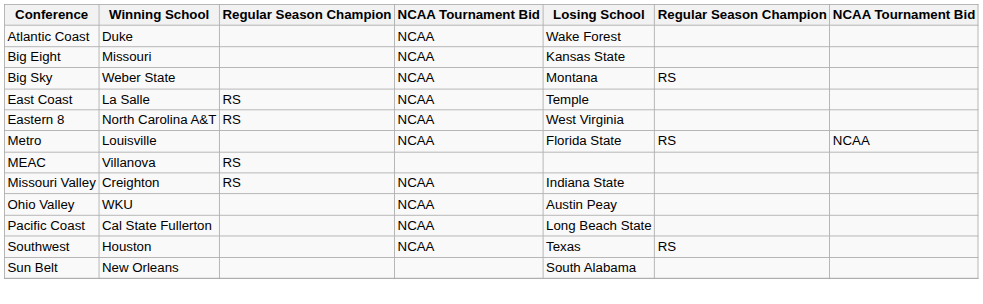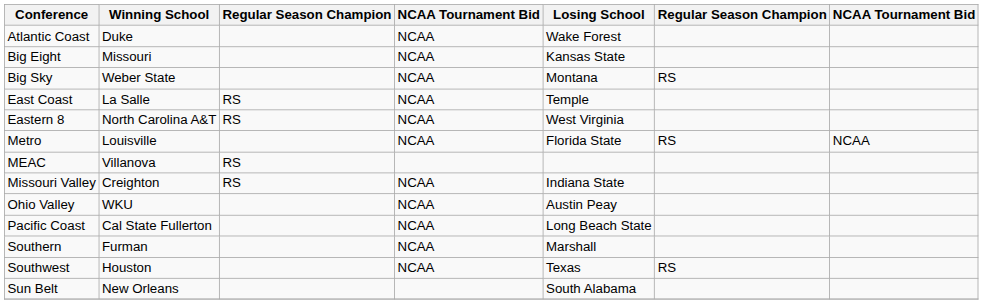+ row: (34, 246)
